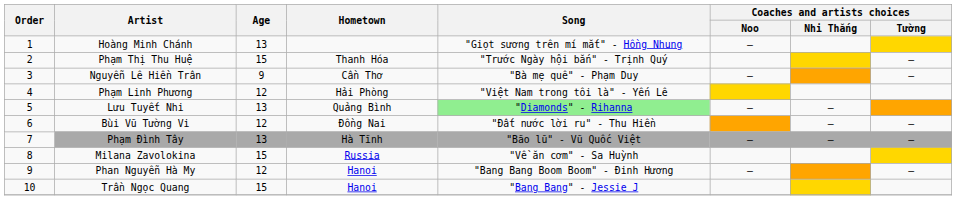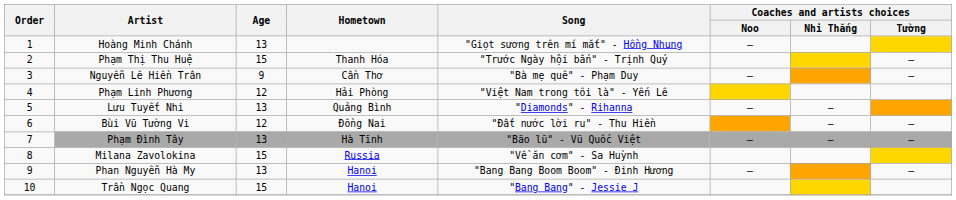(574, 108) lightgreen background -> (574, 108) no background
(261, 171) 12 -> (261, 171) 13
